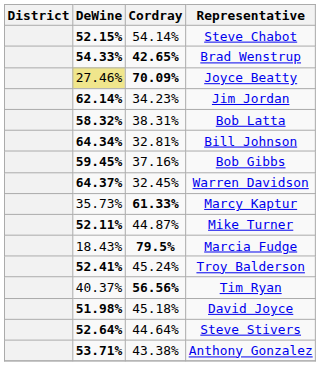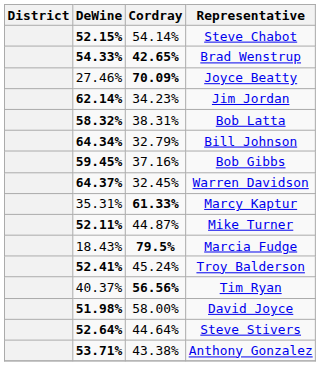(99, 78) khaki background -> (99, 78) no background
(155, 141) 32.81% -> (155, 141) 32.79%
(99, 204) 35.73% -> (99, 204) 35.31%
(155, 309) 45.18% -> (155, 309) 58.00%
